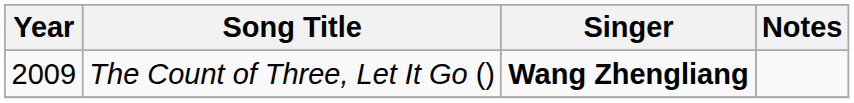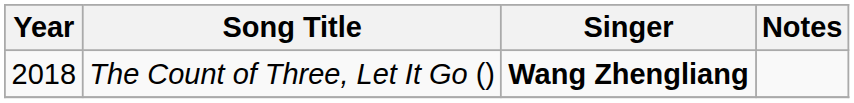(44, 73) 2009 -> (44, 73) 2018
